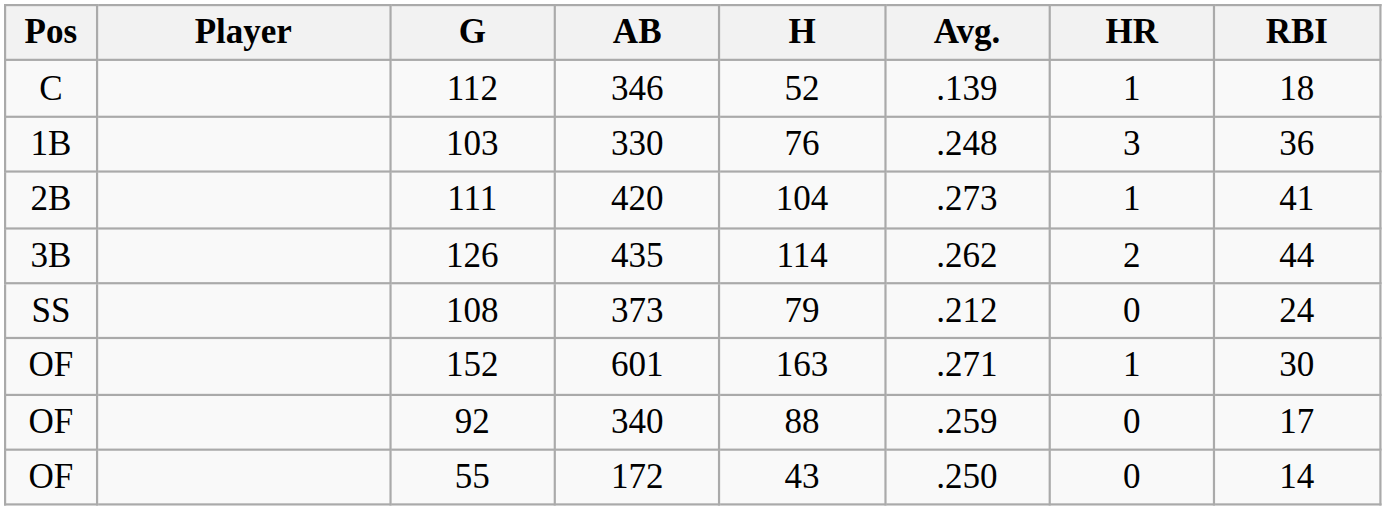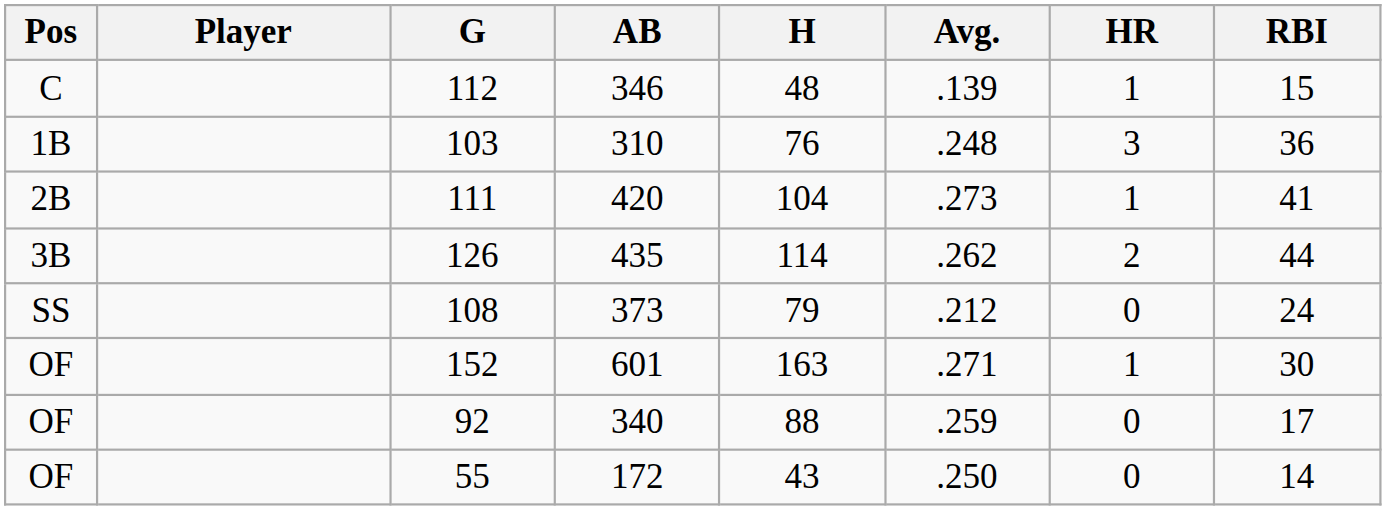(802, 87) 52 -> (802, 87) 48
(1297, 87) 18 -> (1297, 87) 15
(637, 143) 330 -> (637, 143) 310
